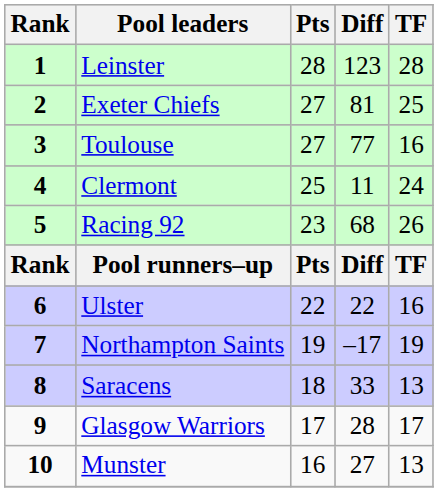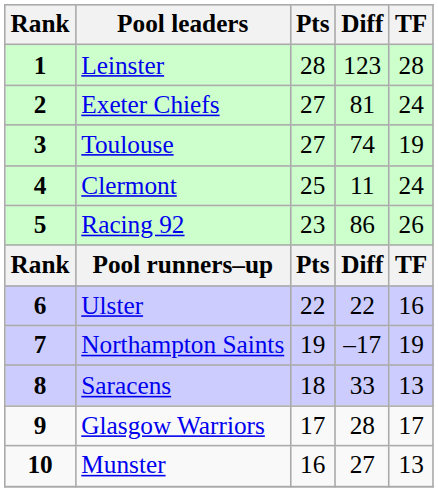(411, 104) 25 -> (411, 104) 24
(362, 144) 77 -> (362, 144) 74
(411, 144) 16 -> (411, 144) 19
(362, 225) 68 -> (362, 225) 86
